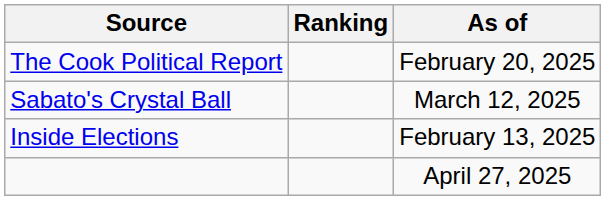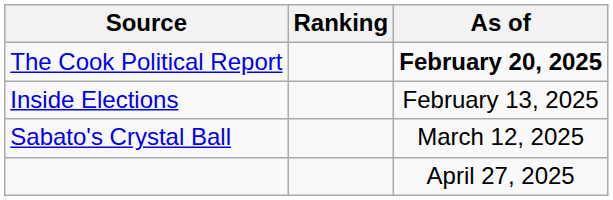(497, 61) normal -> (501, 61) bold
rows swapped: (94, 137) <-> (121, 99)
